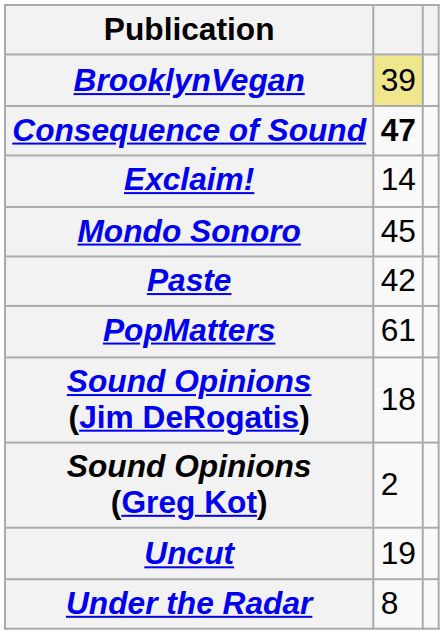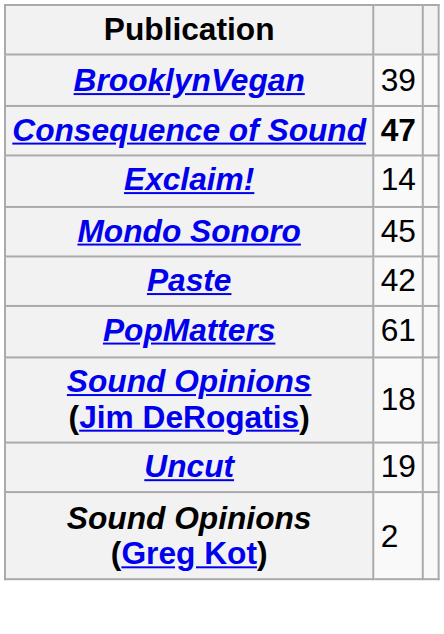(398, 79) khaki background -> (398, 79) no background
rows swapped: (189, 485) <-> (189, 553)
- row: (189, 603)
